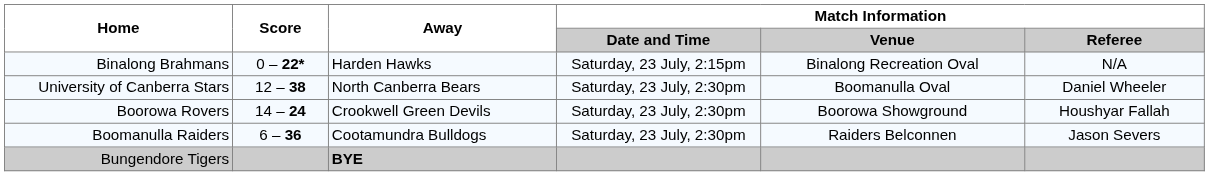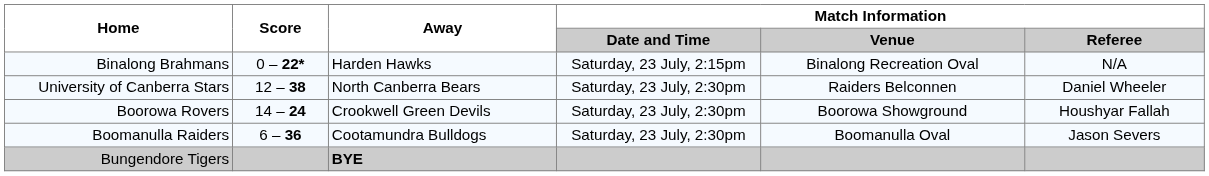(892, 87) Boomanulla Oval -> (892, 87) Raiders Belconnen
(892, 135) Raiders Belconnen -> (892, 135) Boomanulla Oval
